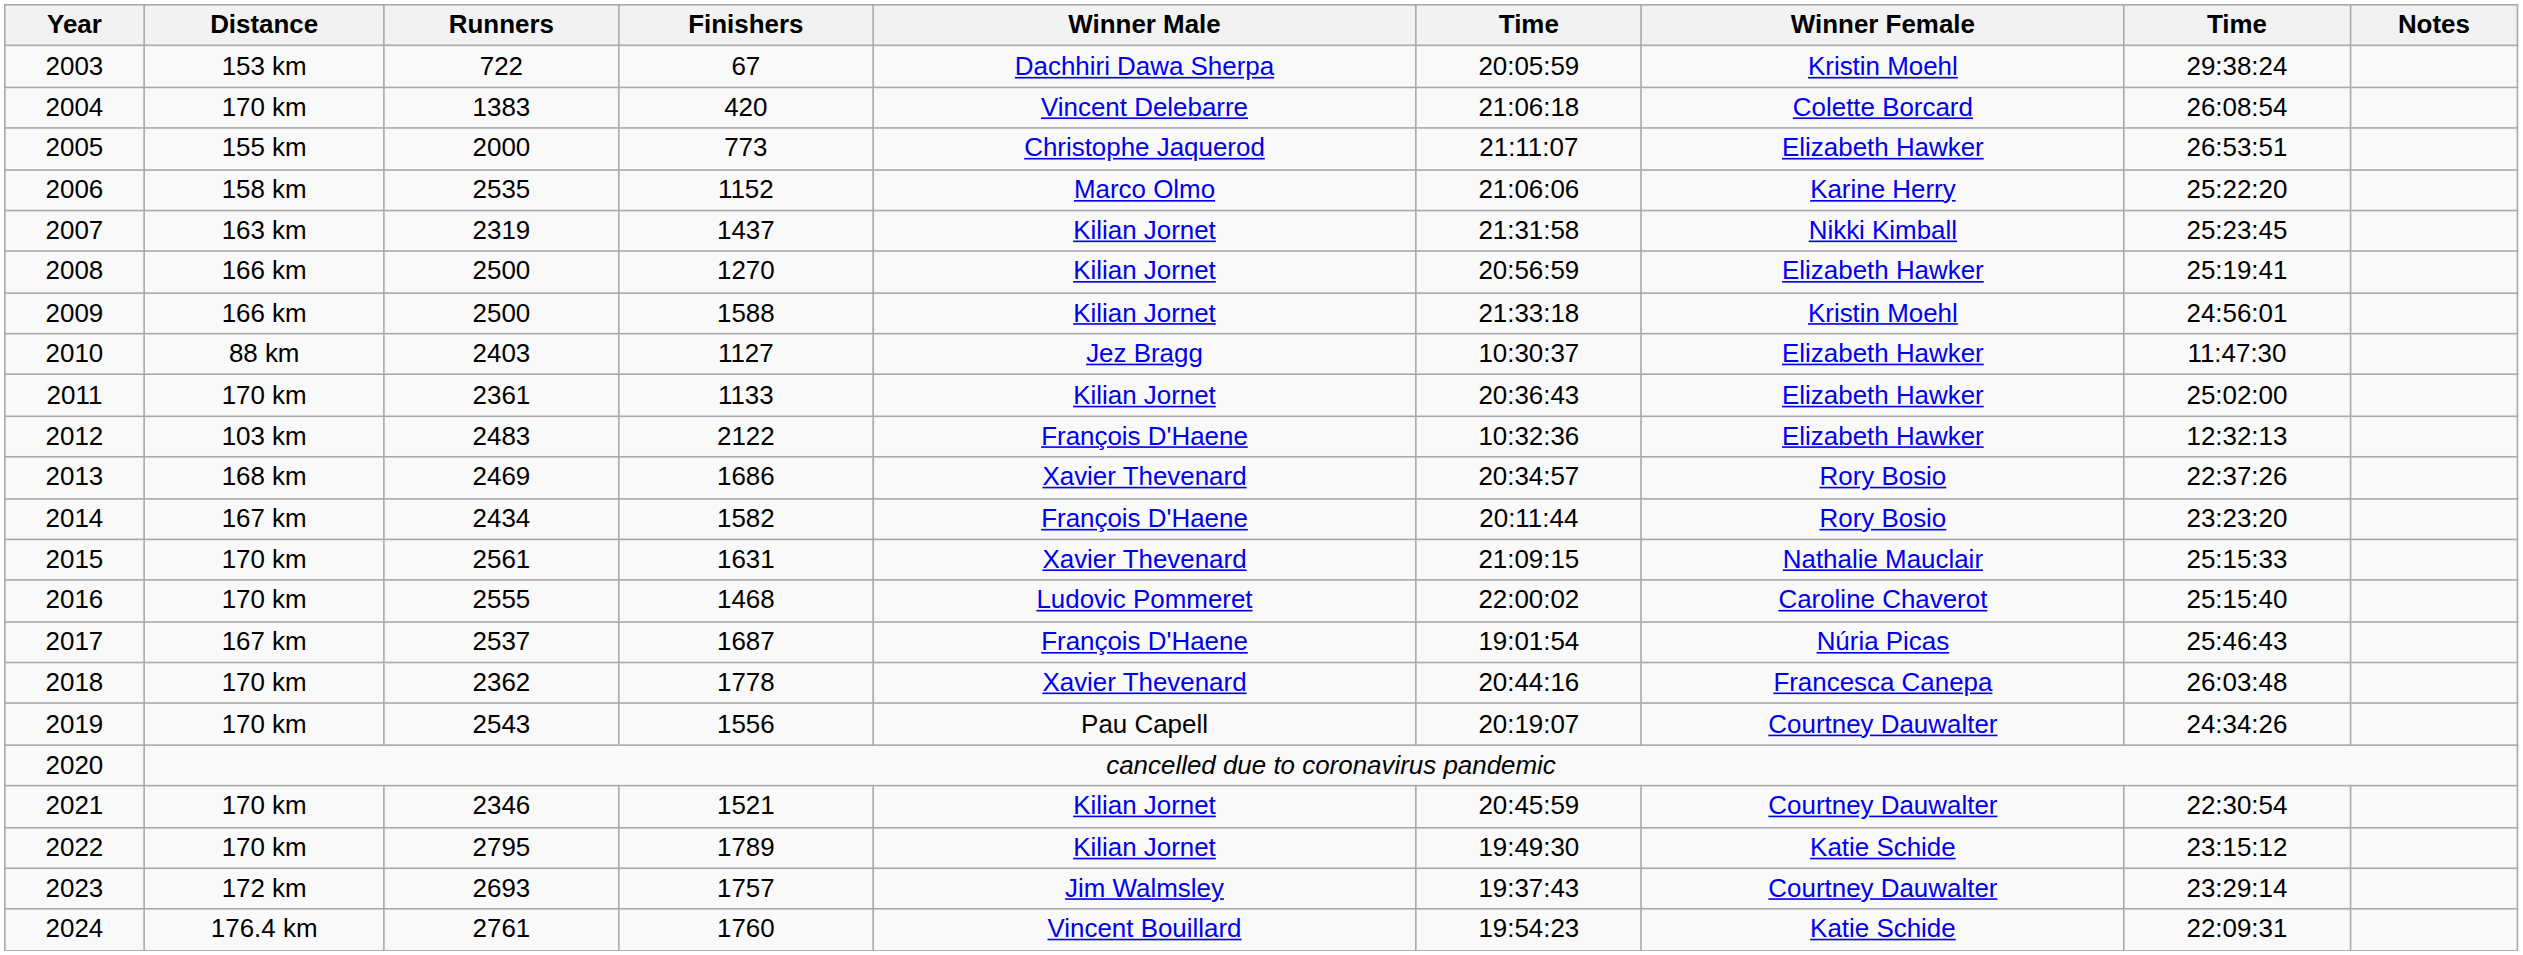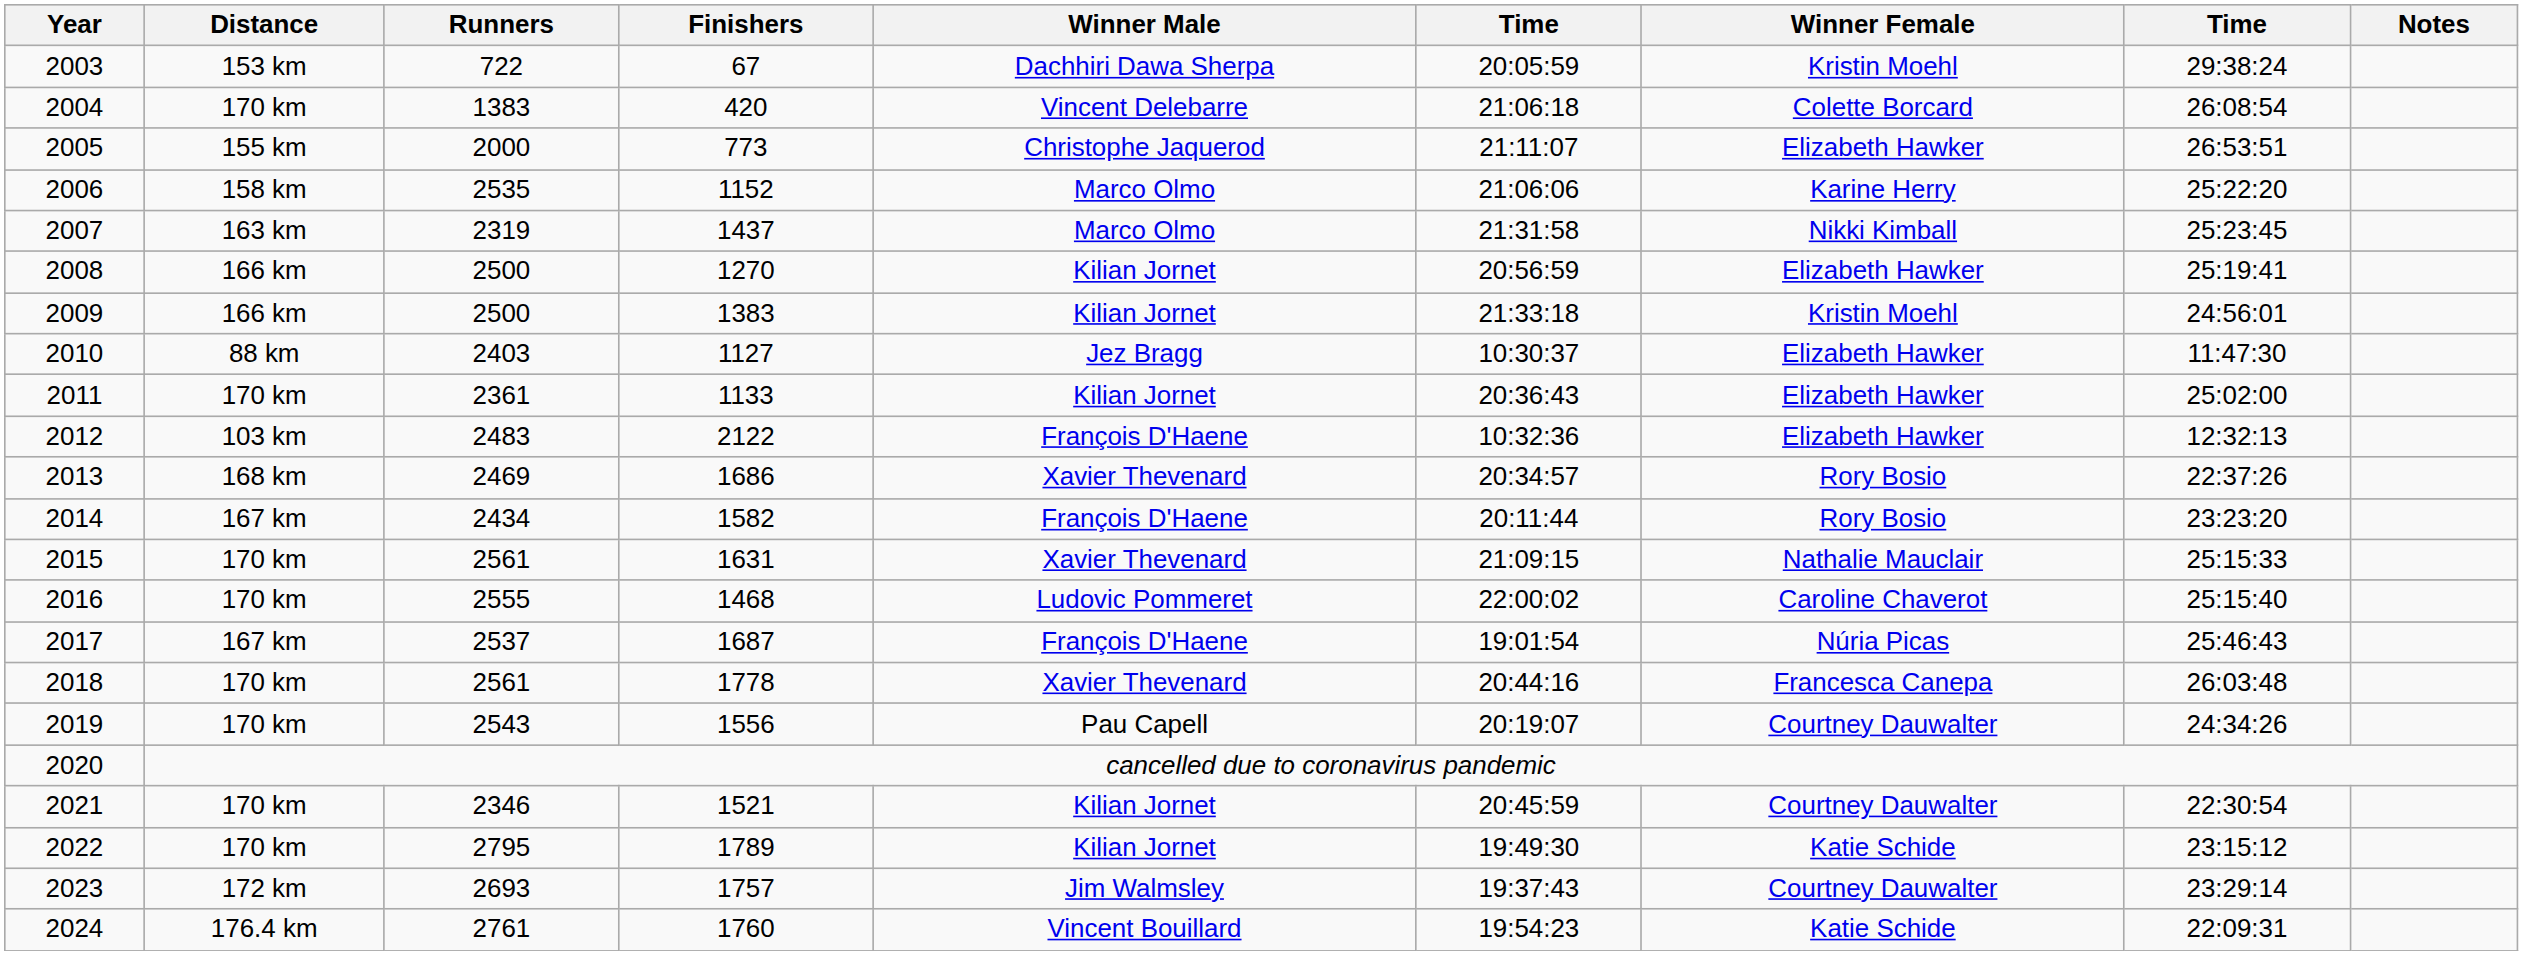(1144, 230) Kilian Jornet -> (1145, 230) Marco Olmo
(746, 312) 1588 -> (746, 312) 1383
(501, 682) 2362 -> (501, 682) 2561
